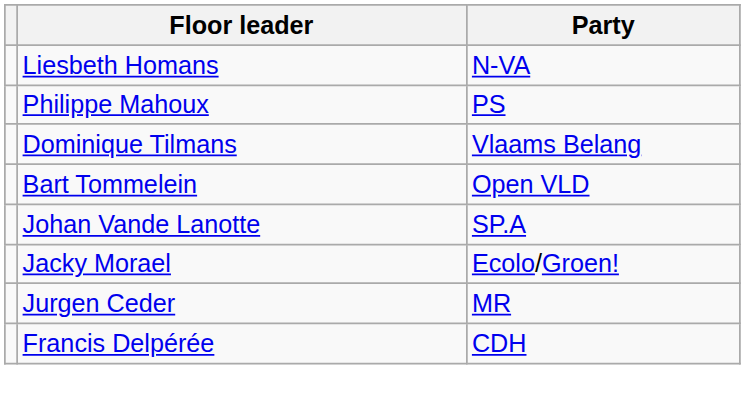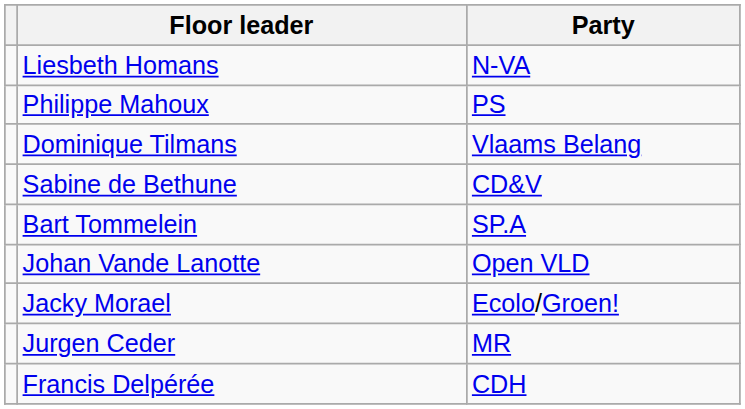+ row: (130, 184)
(531, 184) Open VLD -> (499, 224) SP.A
(499, 224) SP.A -> (531, 264) Open VLD
